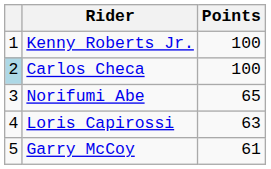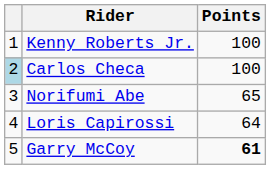(251, 124) 63 -> (251, 124) 64
(251, 151) normal -> (251, 151) bold
